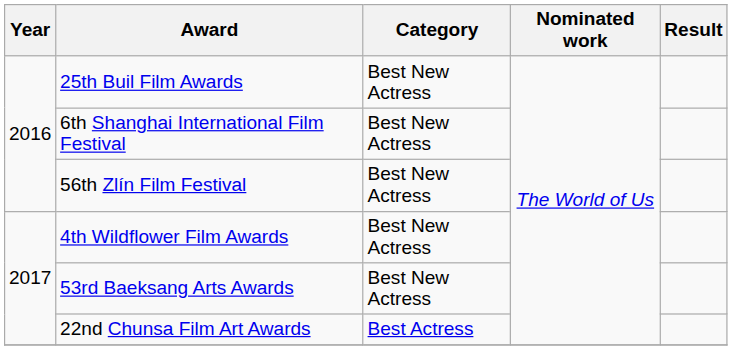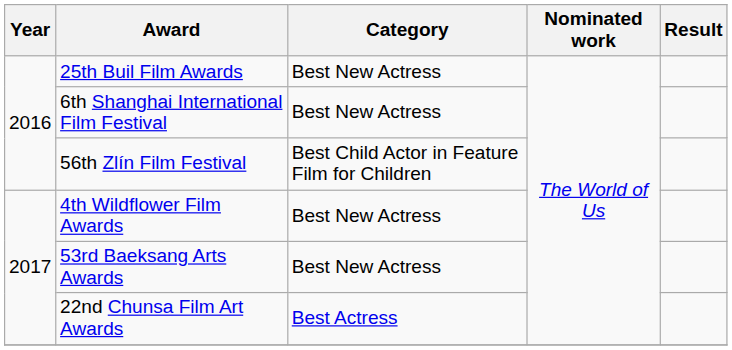(408, 185) Best New Actress -> (405, 163) Best Child Actor in Feature Film for Children
